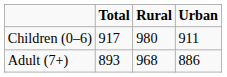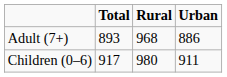rows swapped: (50, 38) <-> (38, 60)
